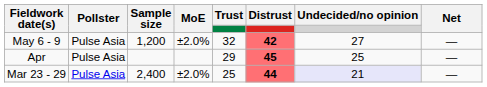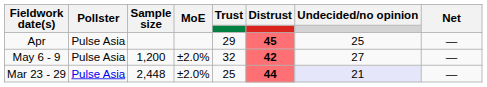rows swapped: (37, 41) <-> (37, 57)
(151, 74) 2,400 -> (151, 74) 2,448
